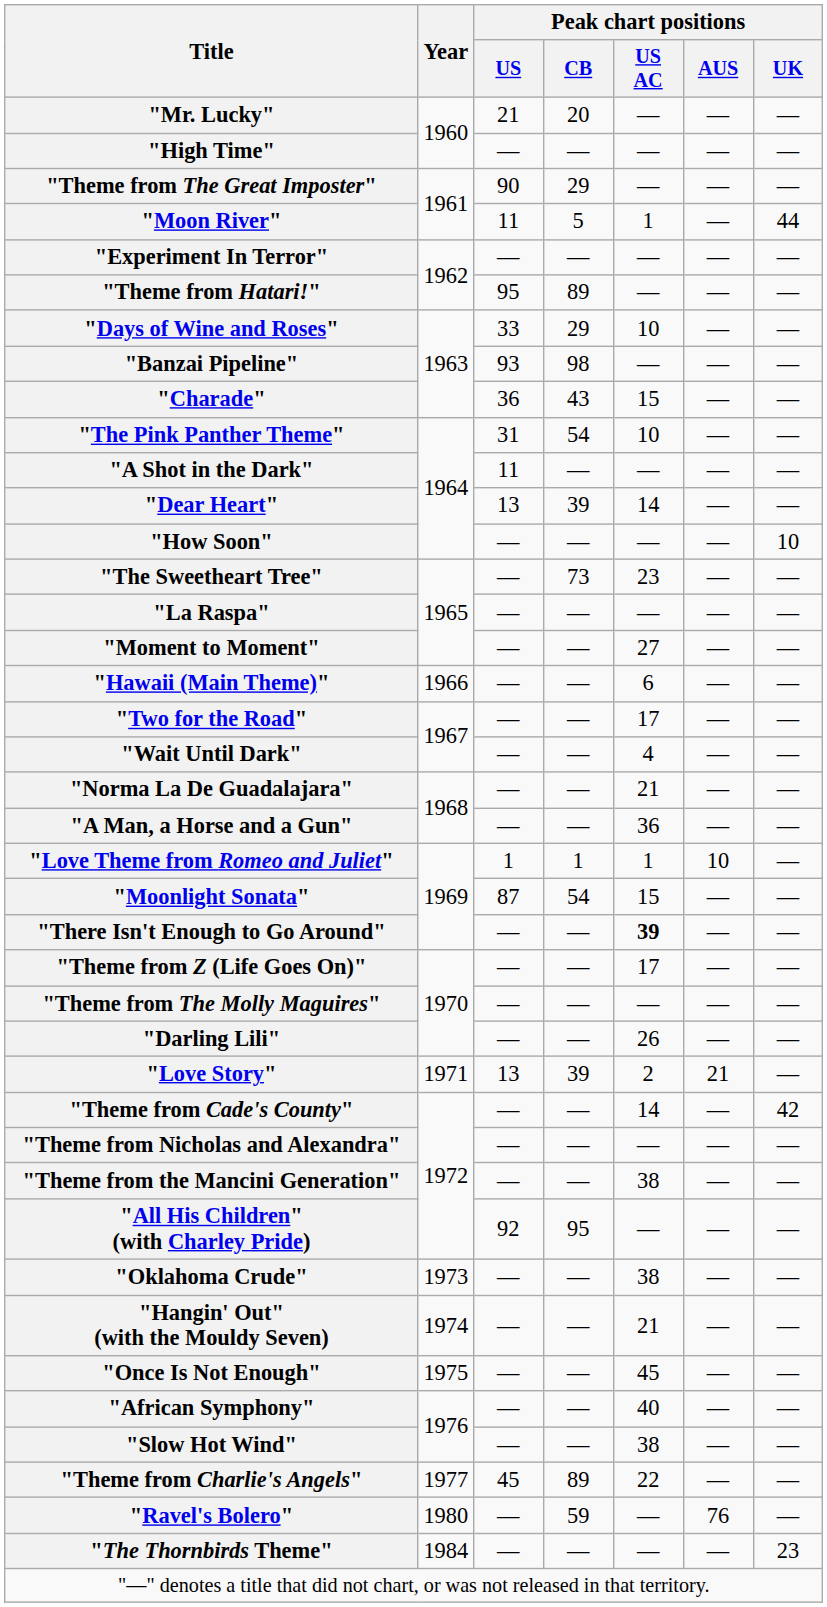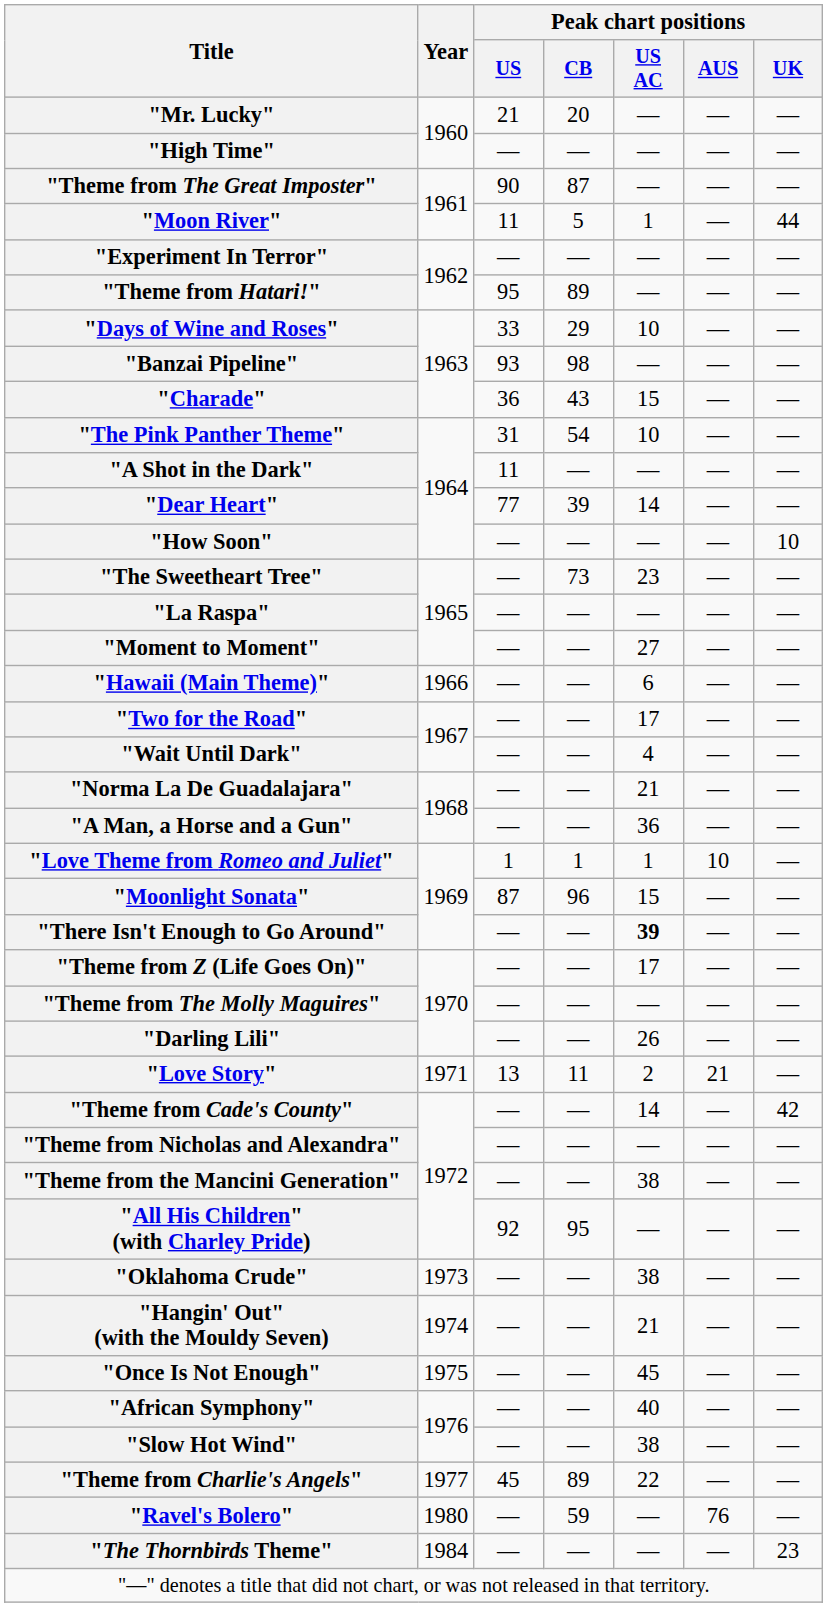(578, 185) 29 -> (578, 185) 87
(508, 505) 13 -> (508, 505) 77
(578, 896) 54 -> (578, 896) 96
(578, 1074) 39 -> (578, 1074) 11
